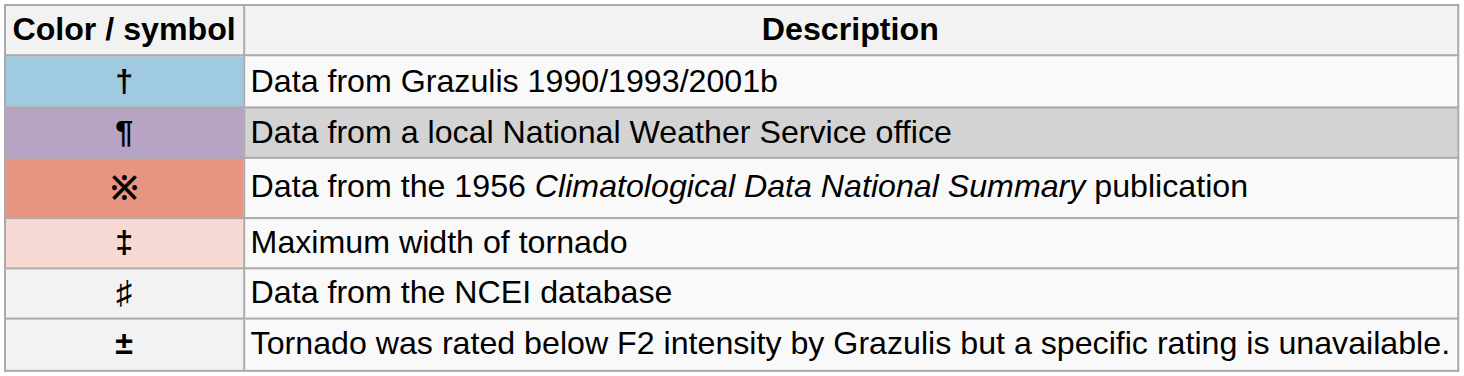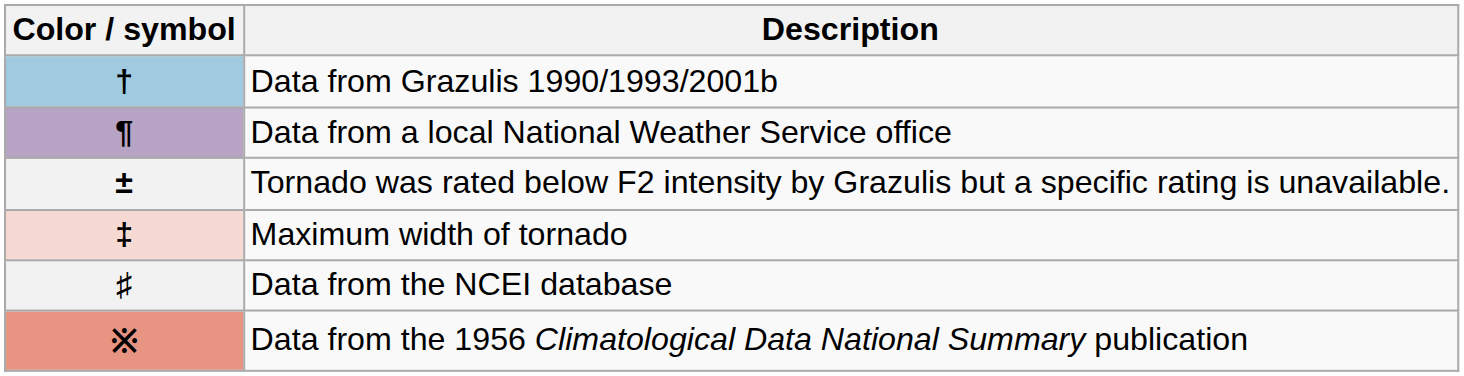(601, 132) lightgrey background -> (601, 132) no background
rows swapped: (124, 189) <-> (124, 344)
